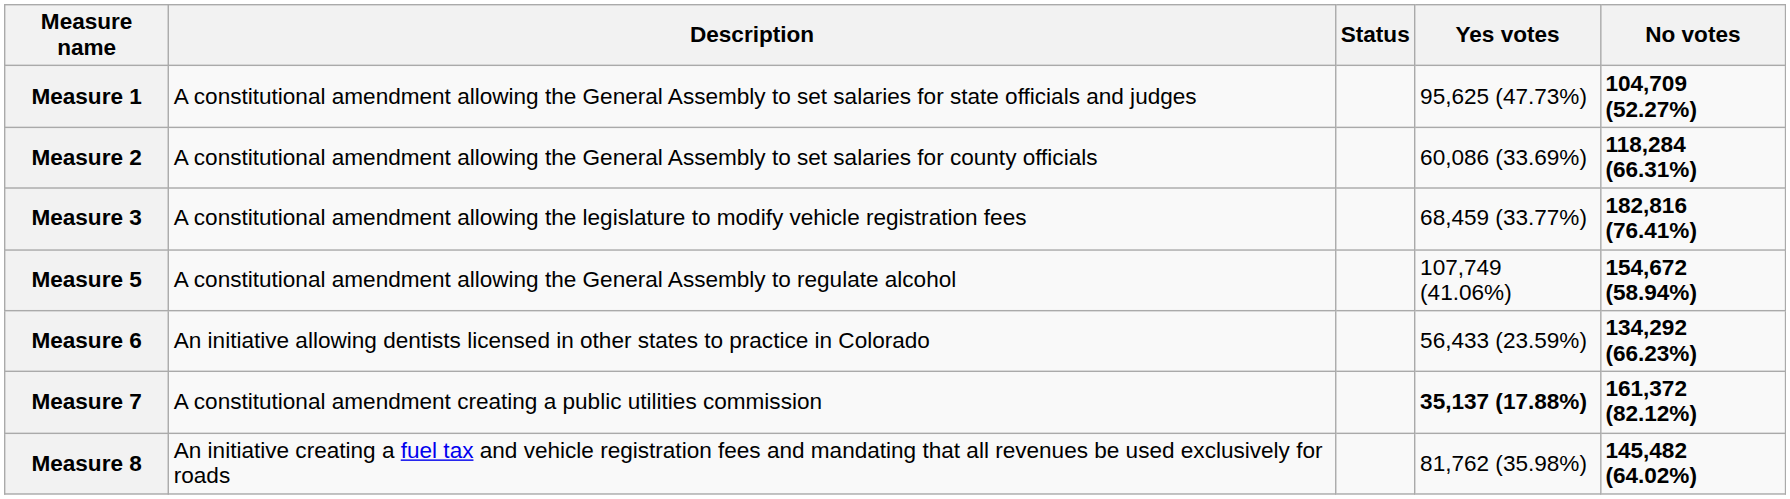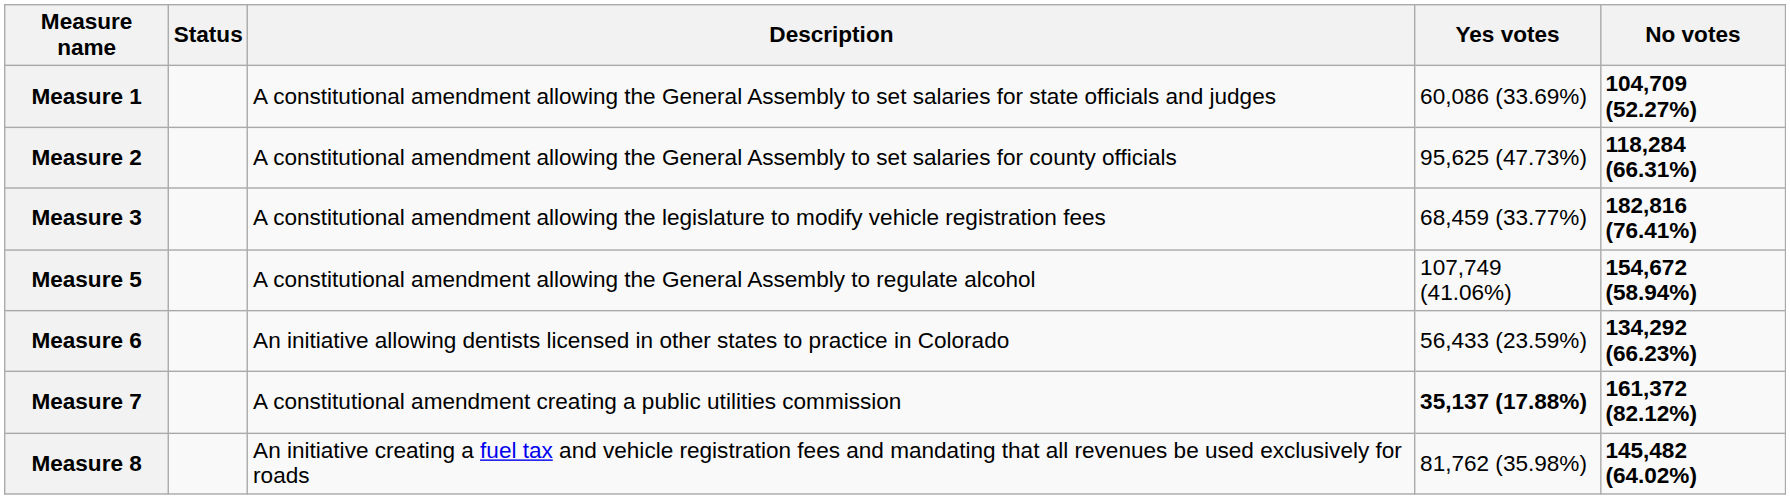columns swapped: (752, 35) <-> (1375, 35)
(1504, 96) 95,625 (47.73%) -> (1504, 96) 60,086 (33.69%)
(1504, 157) 60,086 (33.69%) -> (1504, 157) 95,625 (47.73%)
